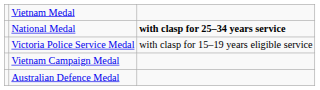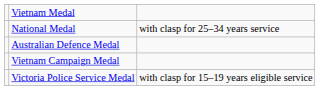(212, 28) bold -> (209, 28) normal
rows swapped: (65, 77) <-> (73, 45)
